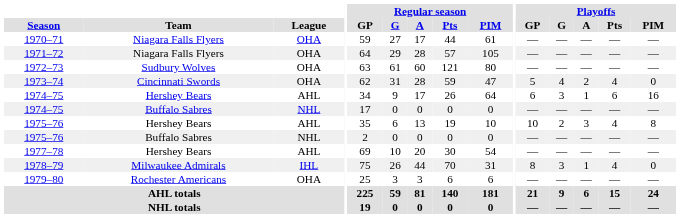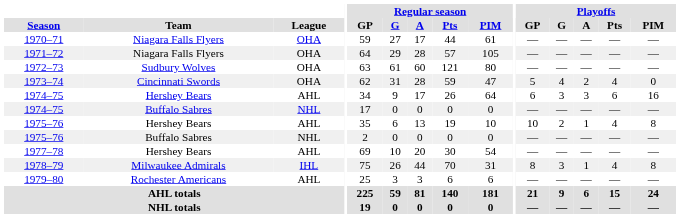(586, 95) 1 -> (586, 95) 3
(586, 123) 3 -> (586, 123) 1
(653, 165) 0 -> (653, 165) 8
(309, 179) OHA -> (309, 179) AHL
